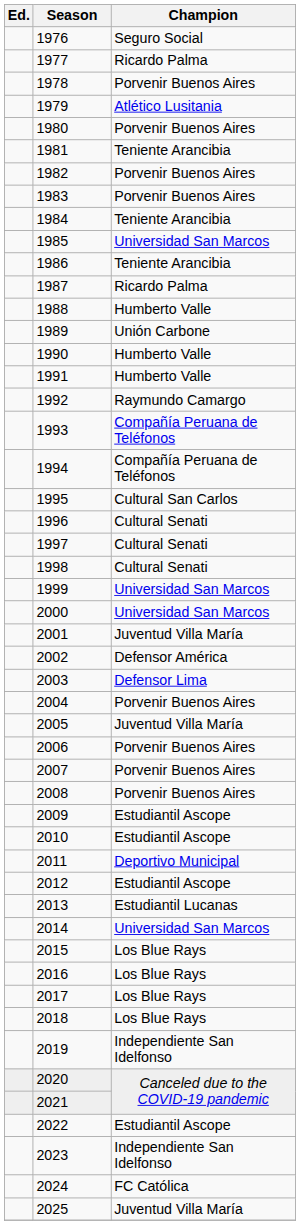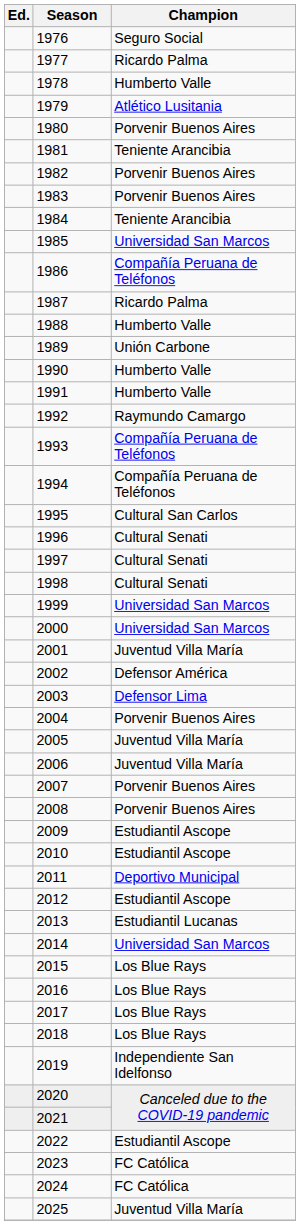(185, 83) Porvenir Buenos Aires -> (163, 83) Humberto Valle
(172, 264) Teniente Arancibia -> (186, 272) Compañía Peruana de Teléfonos
(185, 747) Porvenir Buenos Aires -> (179, 763) Juventud Villa María
(174, 1155) Independiente San Idelfonso -> (151, 1163) FC Católica
